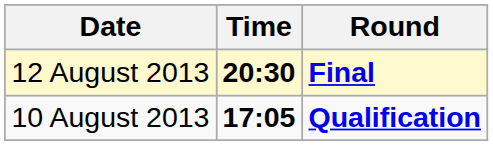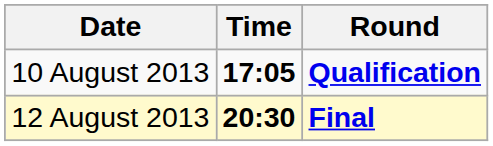rows swapped: (110, 117) <-> (110, 72)
